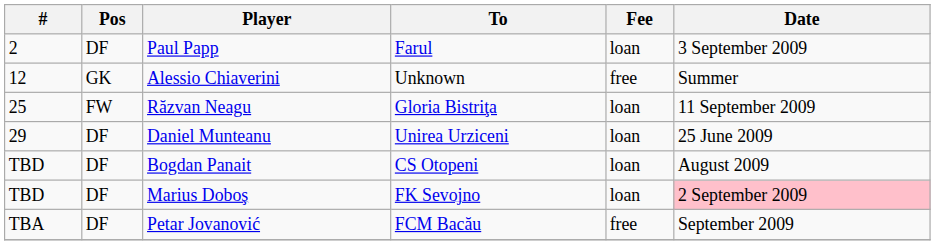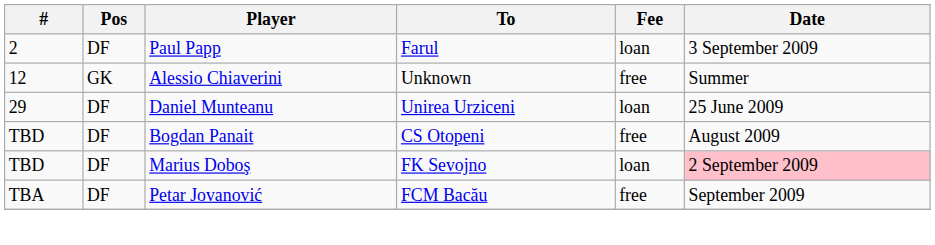- row: (199, 107)
(625, 165) loan -> (633, 136) free
